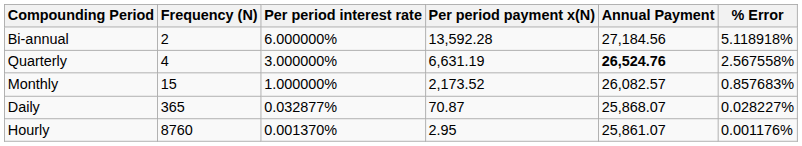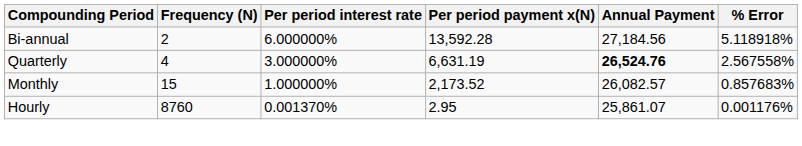- row: (24, 107)
